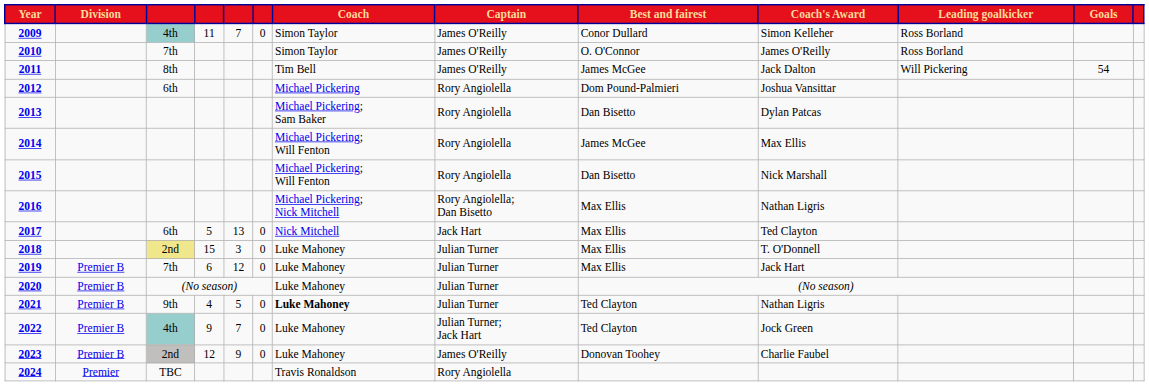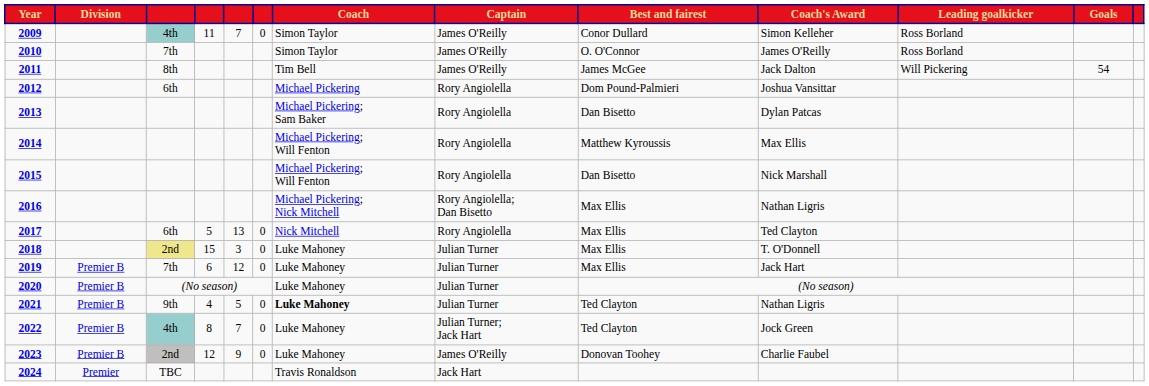(613, 144) James McGee -> (626, 144) Matthew Kyroussis
(459, 231) Jack Hart -> (474, 231) Rory Angiolella
(209, 329) 9 -> (209, 329) 8
(474, 372) Rory Angiolella -> (459, 372) Jack Hart
